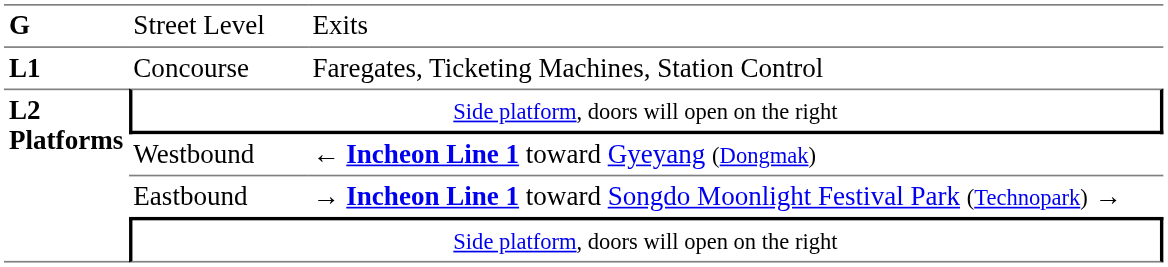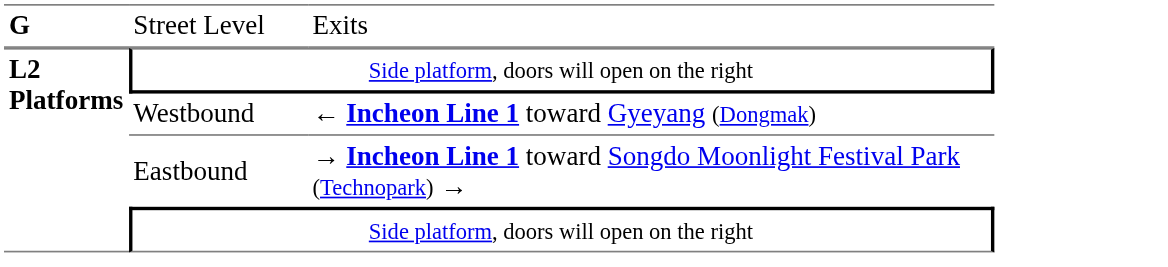- row: (191, 67)
